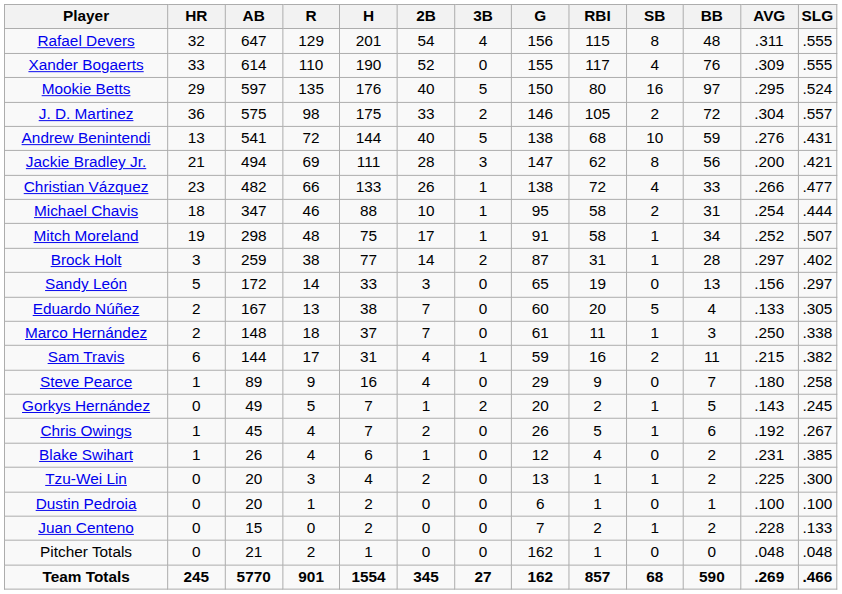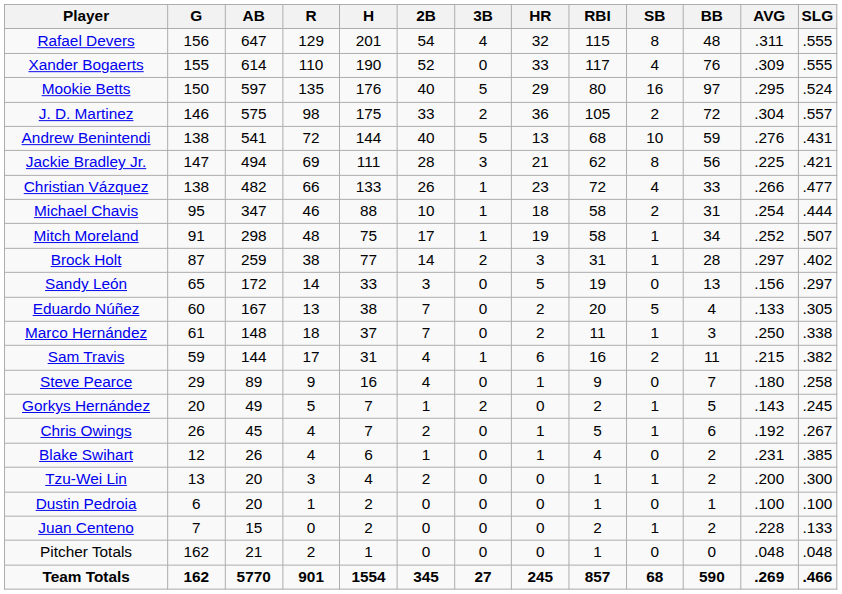columns swapped: (540, 16) <-> (196, 16)
(769, 162) .200 -> (769, 162) .225
(769, 479) .225 -> (769, 479) .200
